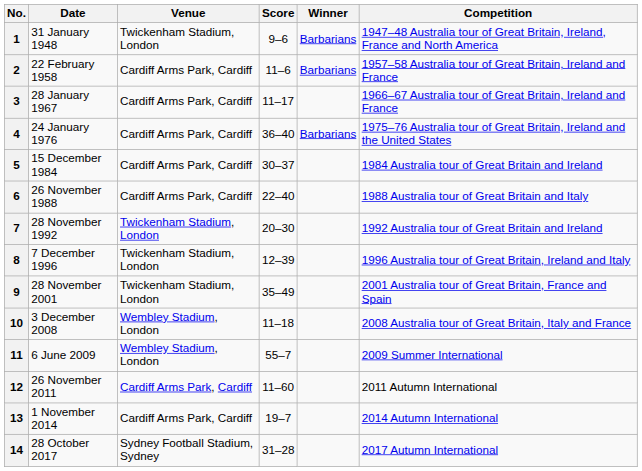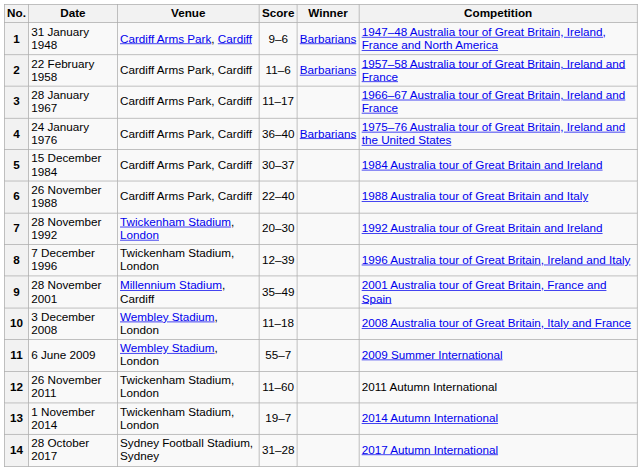(177, 38) Twickenham Stadium, London -> (186, 38) Cardiff Arms Park, Cardiff
(177, 292) Twickenham Stadium, London -> (173, 292) Millennium Stadium, Cardiff
(186, 387) Cardiff Arms Park, Cardiff -> (177, 387) Twickenham Stadium, London
(186, 418) Cardiff Arms Park, Cardiff -> (177, 418) Twickenham Stadium, London
